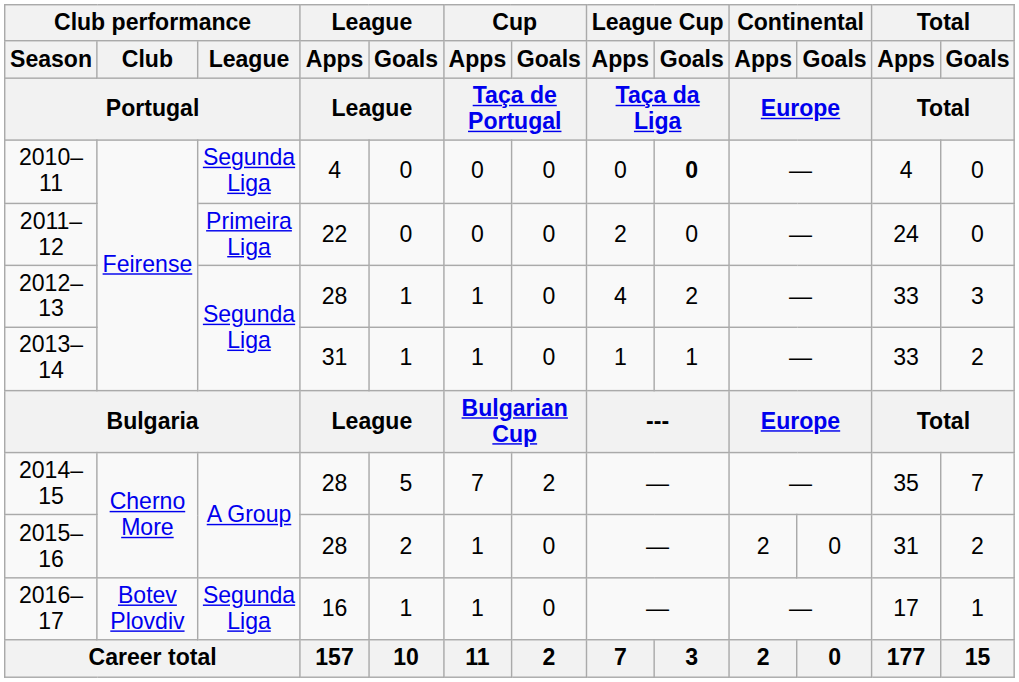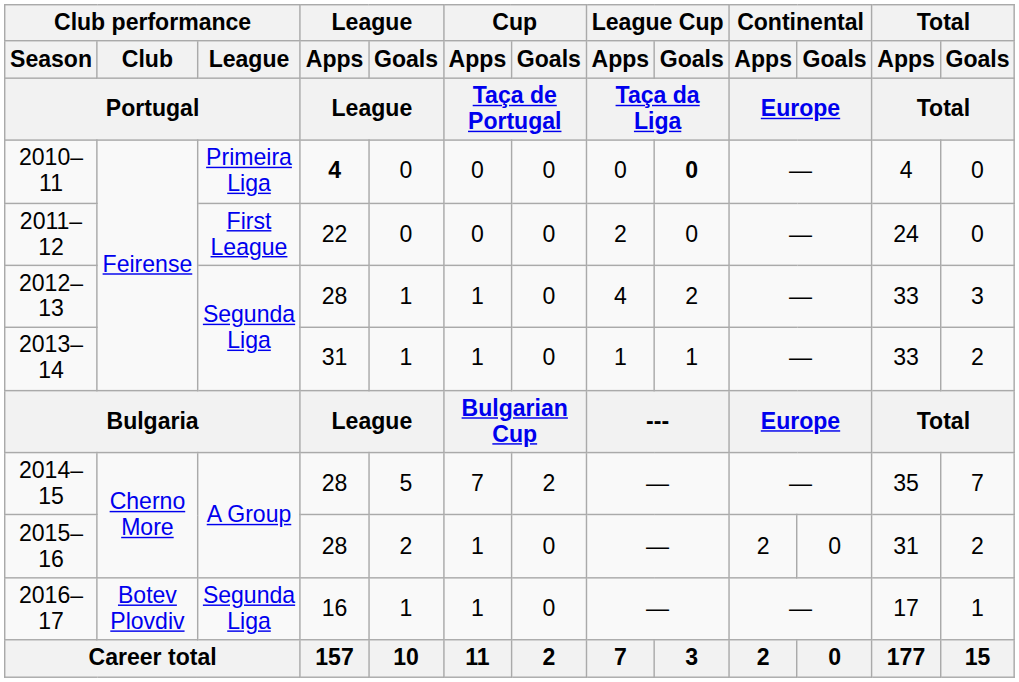(249, 171) Segunda Liga -> (249, 171) Primeira Liga
(335, 171) normal -> (335, 171) bold
(249, 233) Primeira Liga -> (249, 233) First League
